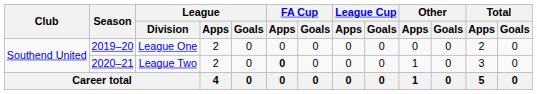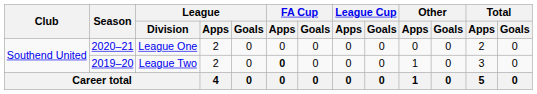(112, 47) 2019–20 -> (112, 47) 2020–21
(112, 64) 2020–21 -> (112, 64) 2019–20
